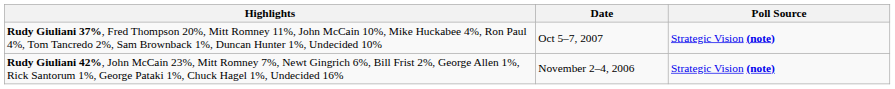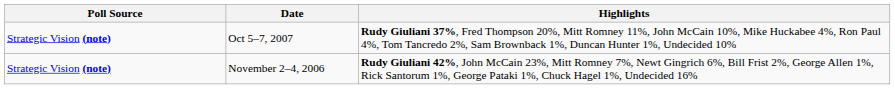columns swapped: (779, 13) <-> (270, 13)
